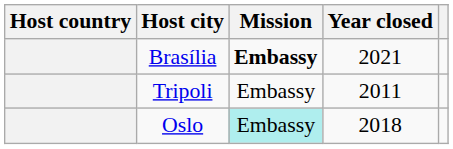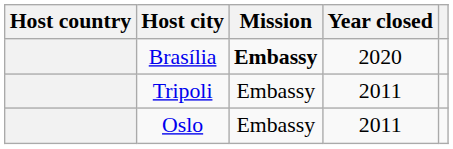(380, 56) 2021 -> (380, 56) 2020
(276, 125) paleturquoise background -> (276, 125) no background
(380, 125) 2018 -> (380, 125) 2011
